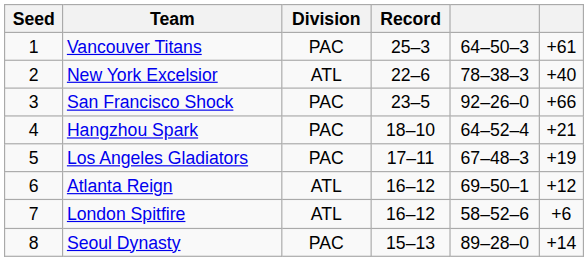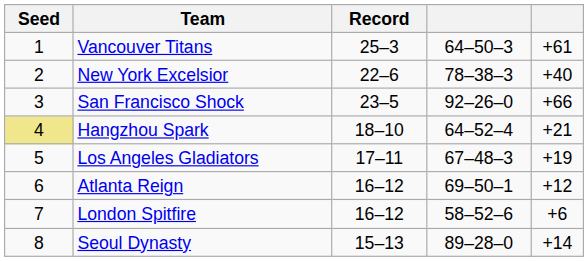- column: (326, 19)
(34, 130) no background -> (39, 130) khaki background
